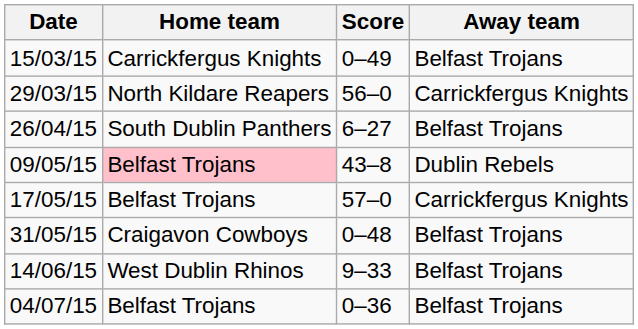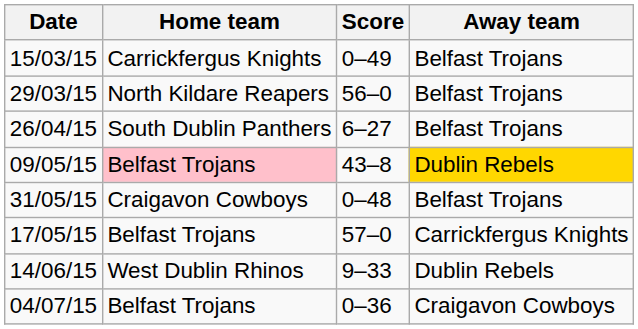(522, 93) Carrickfergus Knights -> (489, 93) Belfast Trojans
(484, 164) no background -> (484, 164) gold background
rows swapped: (53, 199) <-> (53, 235)
(489, 270) Belfast Trojans -> (484, 270) Dublin Rebels
(489, 306) Belfast Trojans -> (515, 306) Craigavon Cowboys
